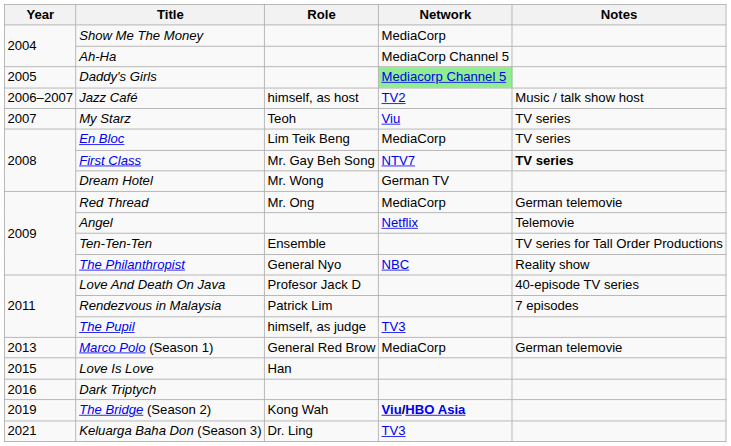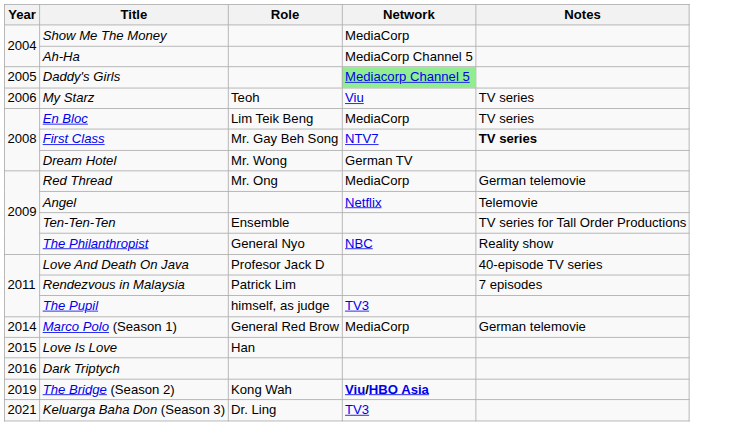- row: (108, 98)
(22, 118) 2007 -> (22, 98) 2006
(22, 347) 2013 -> (22, 327) 2014
